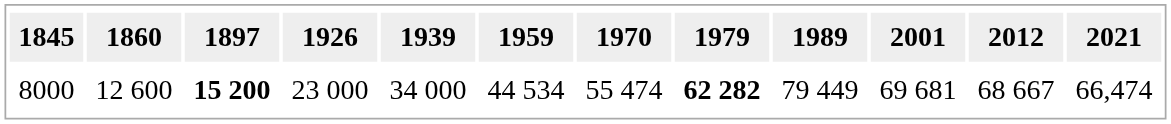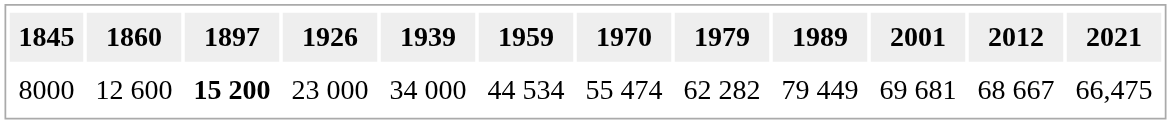(722, 89) bold -> (722, 89) normal
(1114, 89) 66,474 -> (1114, 89) 66,475
